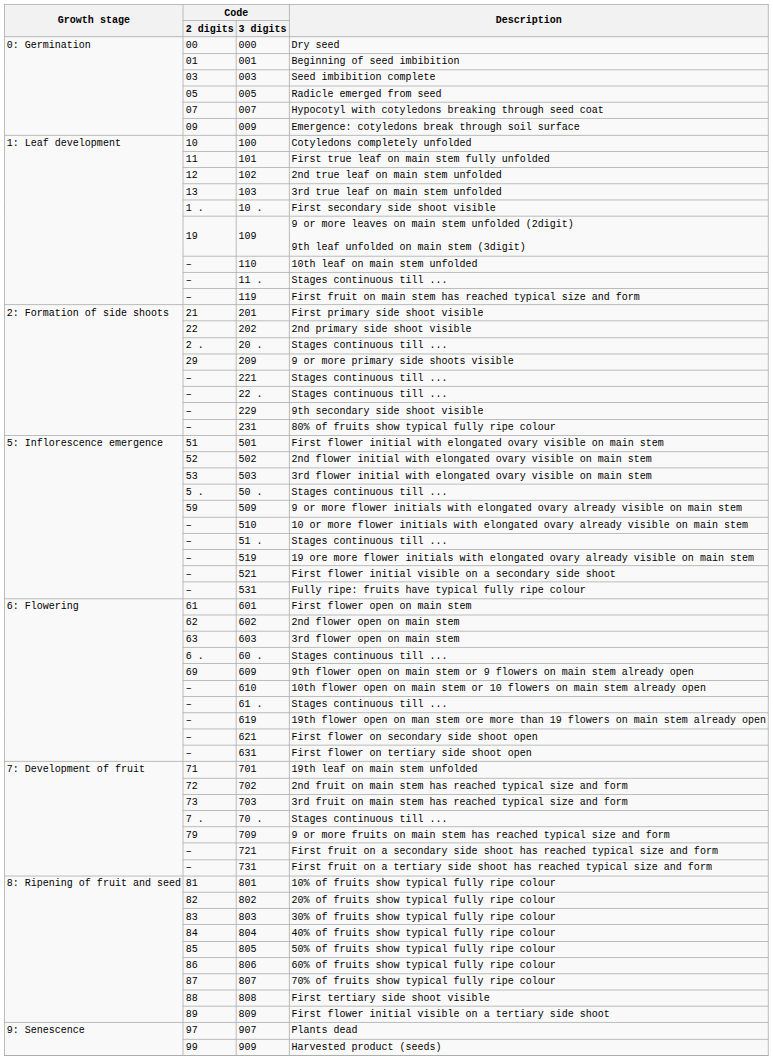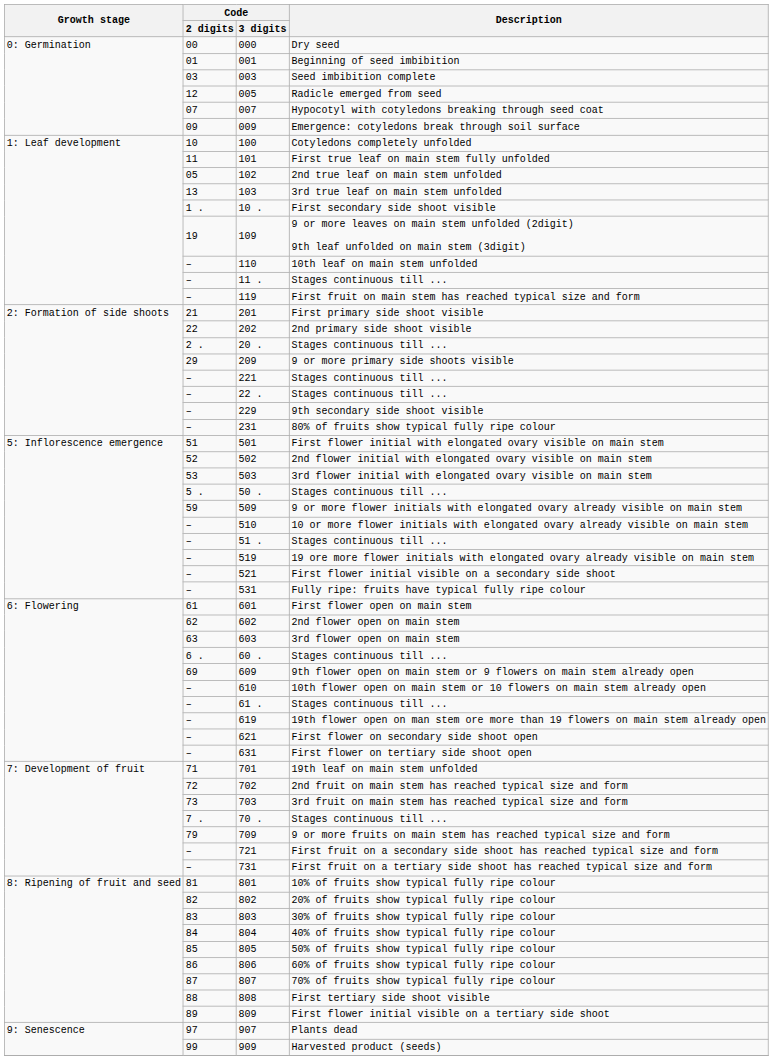(192, 94) 05 -> (192, 94) 12
(192, 176) 12 -> (192, 176) 05
